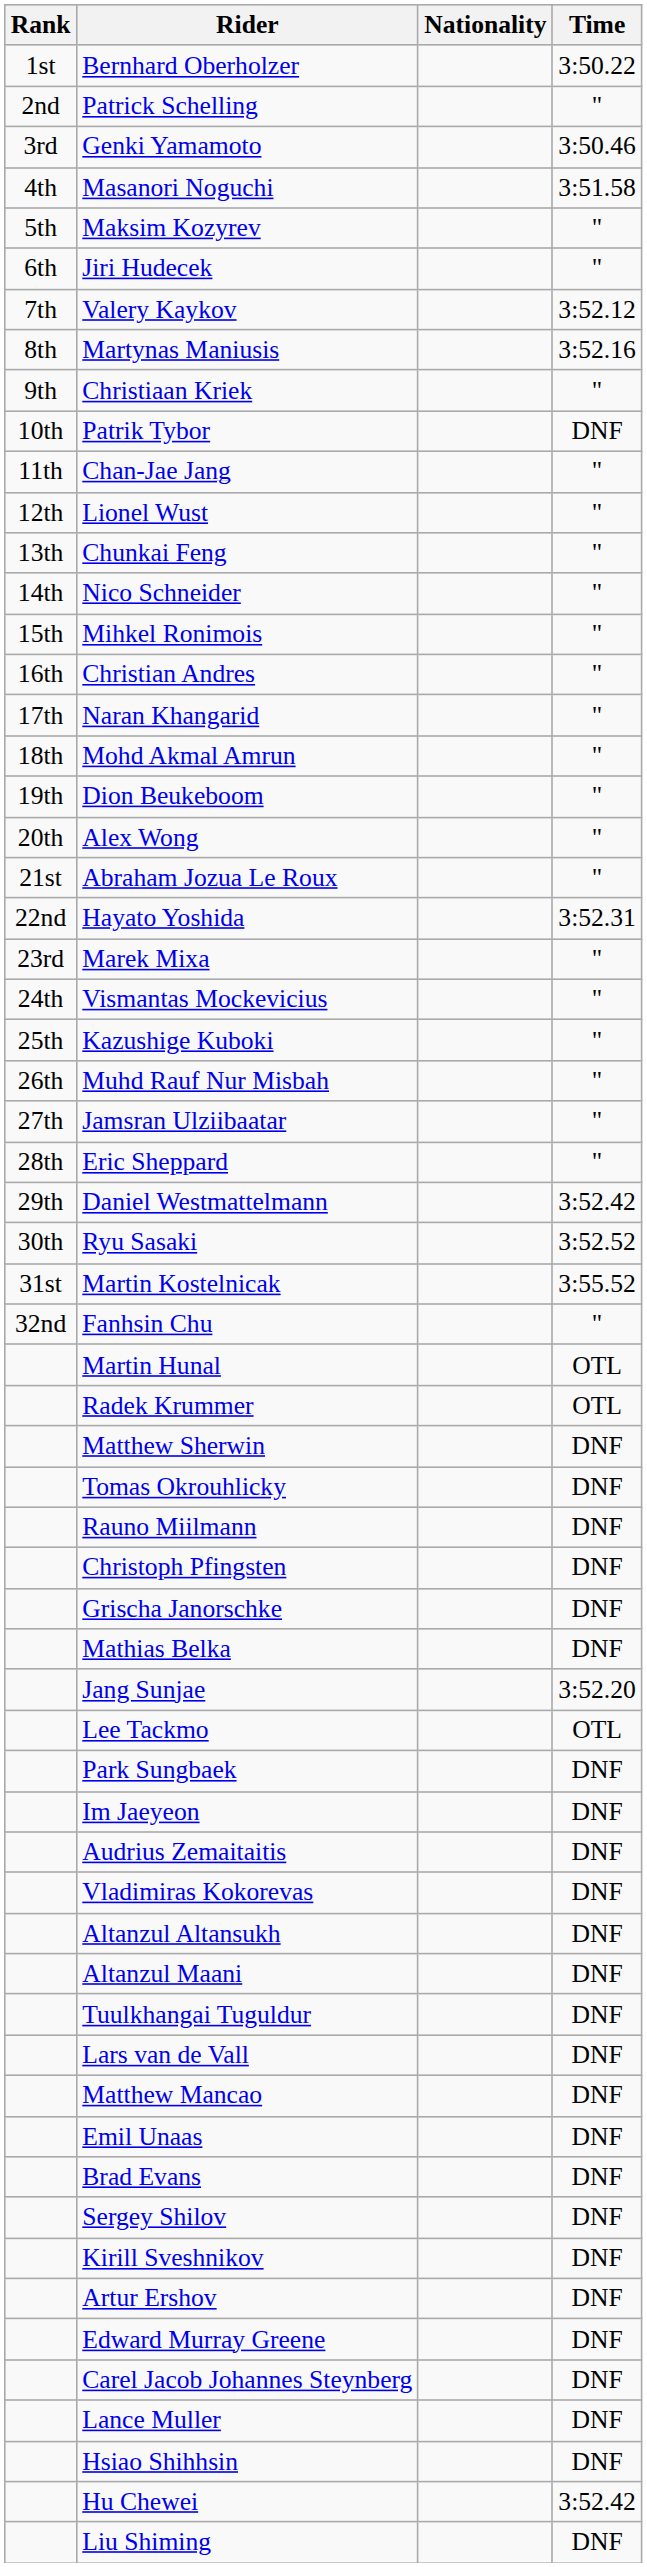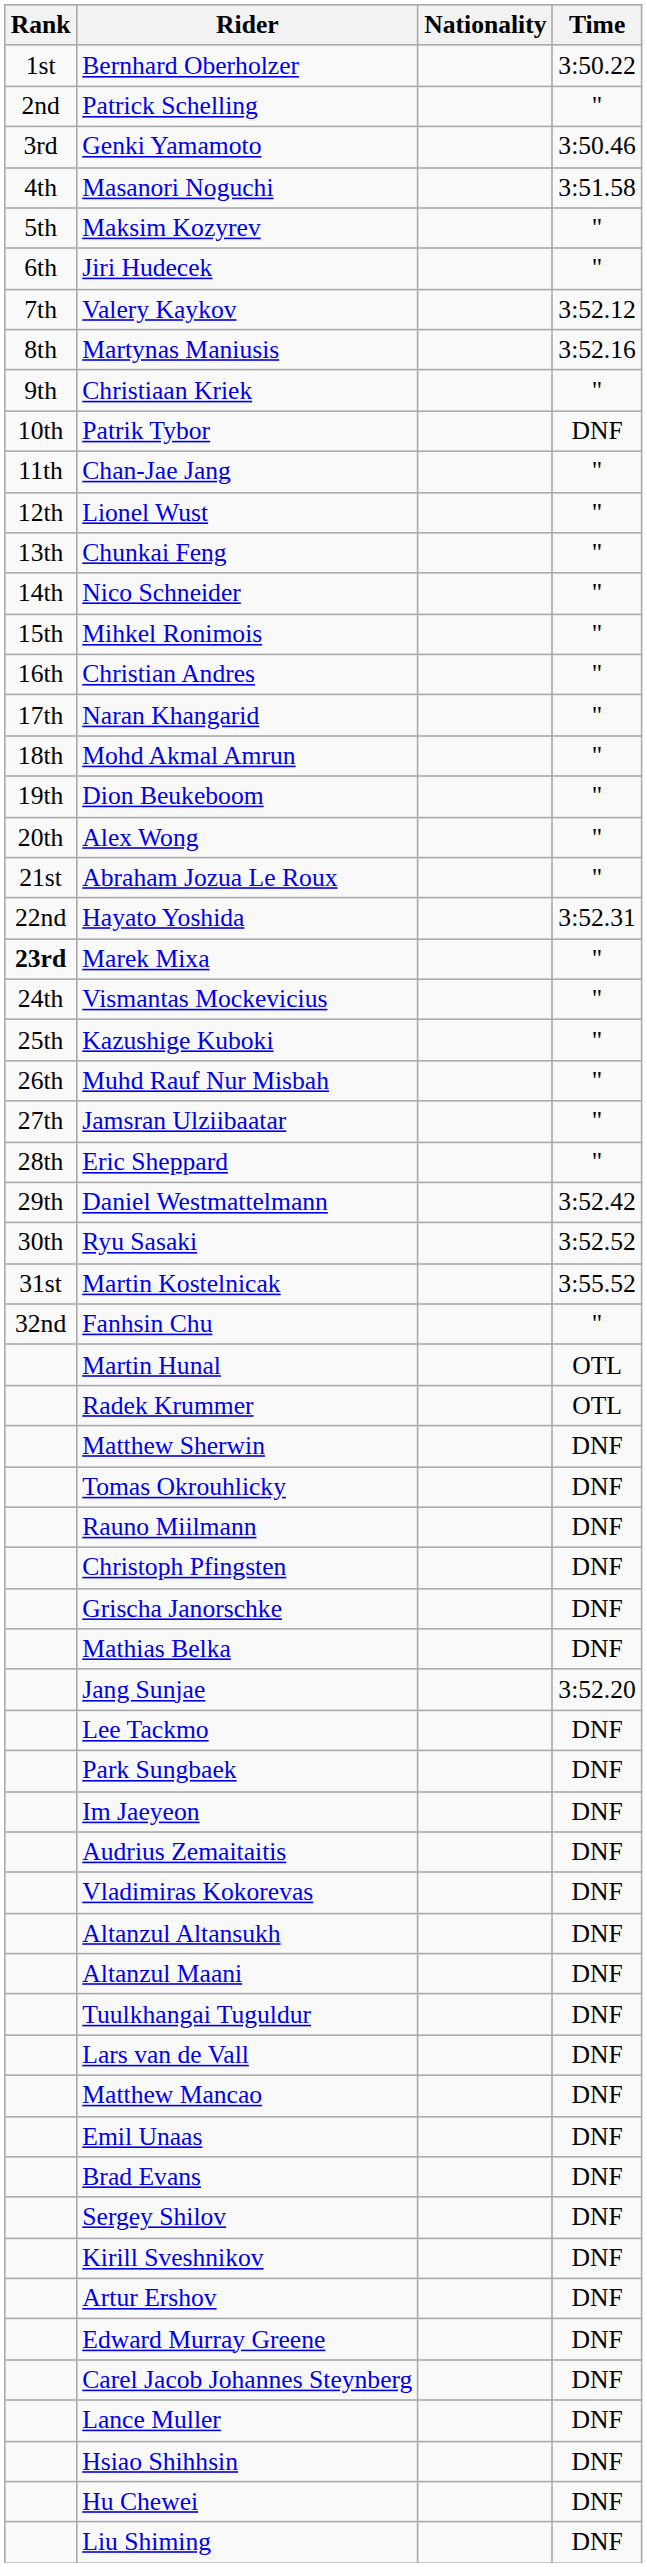(41, 958) normal -> (41, 958) bold
(597, 1730) OTL -> (597, 1730) DNF
(597, 2501) 3:52.42 -> (597, 2501) DNF
